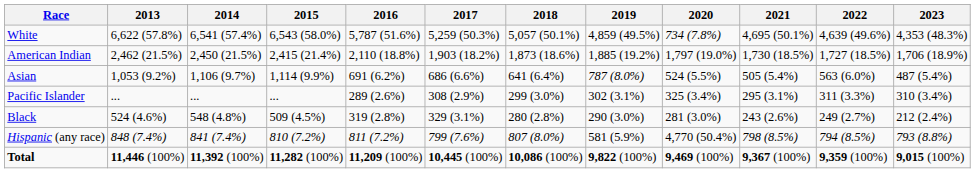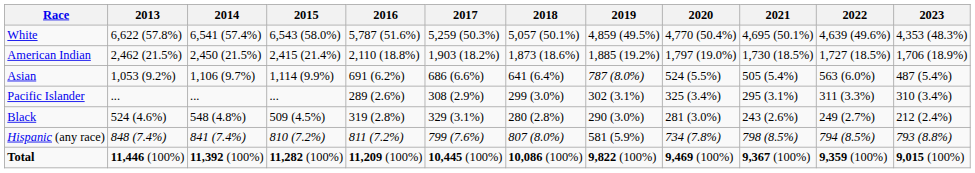(693, 35) 734 (7.8%) -> (701, 35) 4,770 (50.4%)
(701, 137) 4,770 (50.4%) -> (693, 137) 734 (7.8%)
